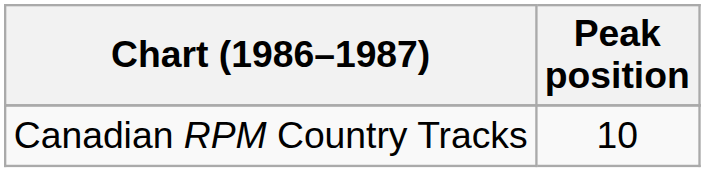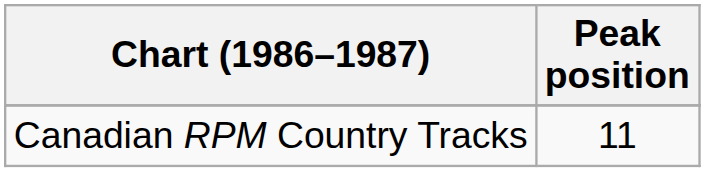(617, 135) 10 -> (617, 135) 11
